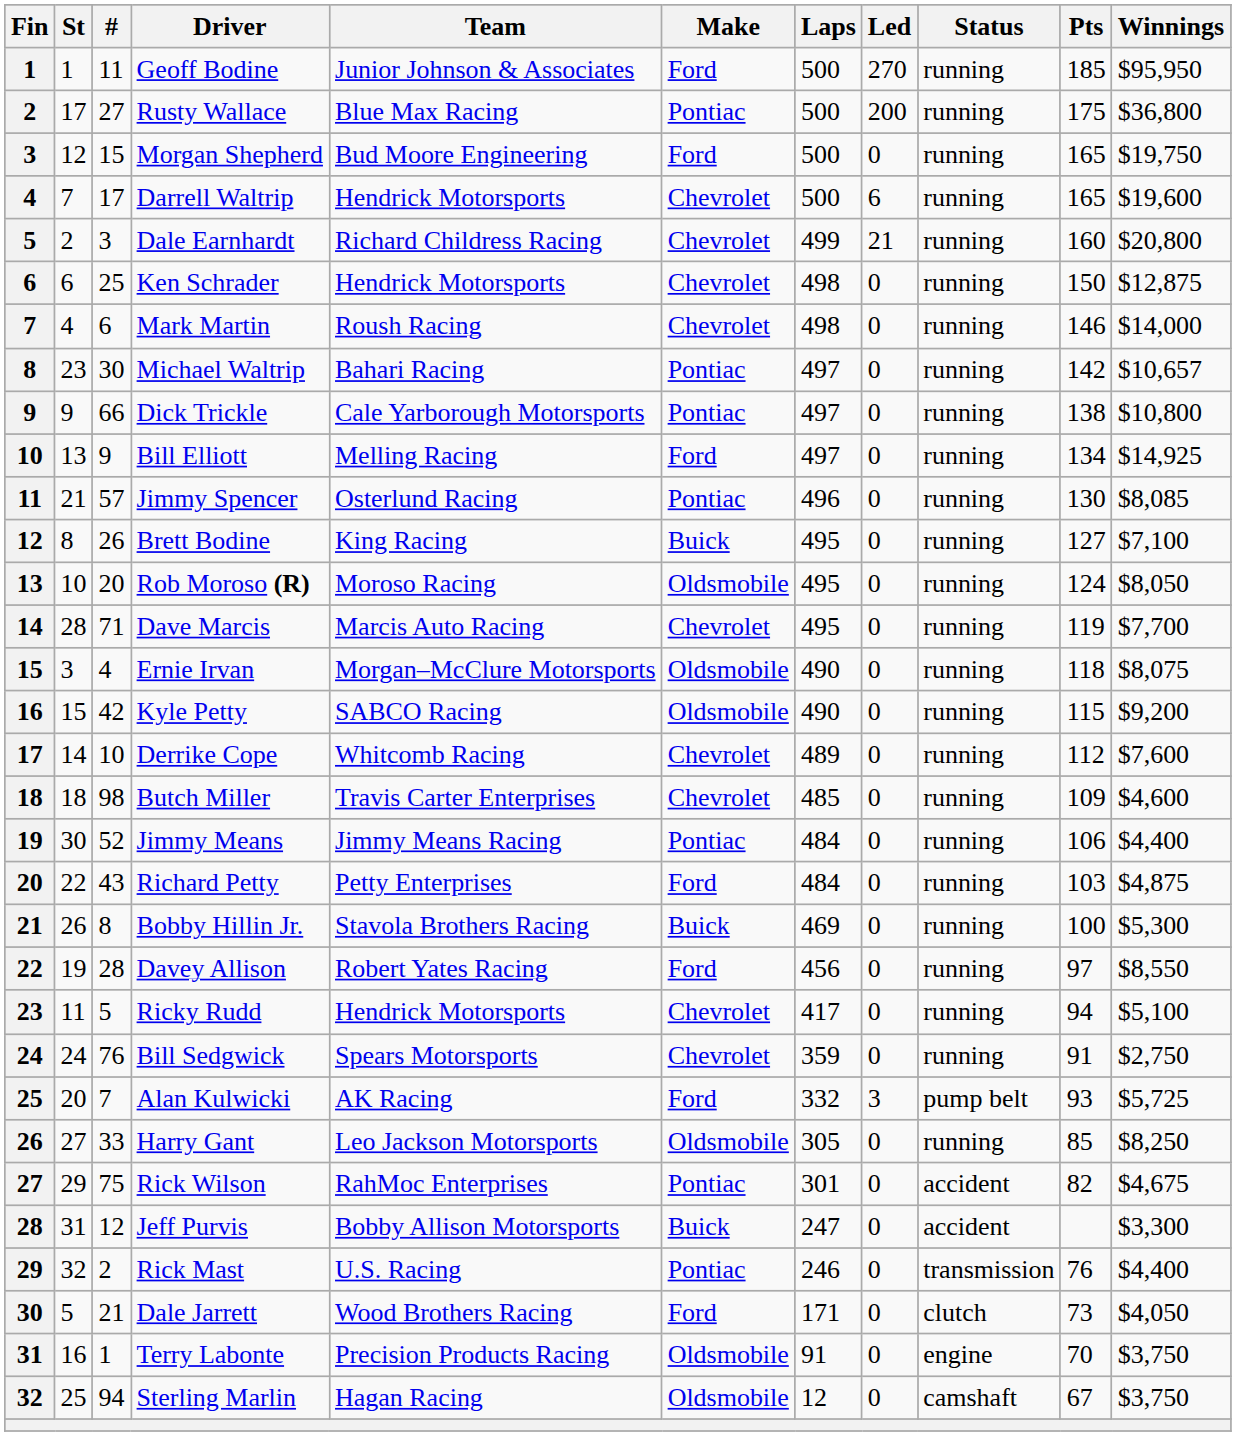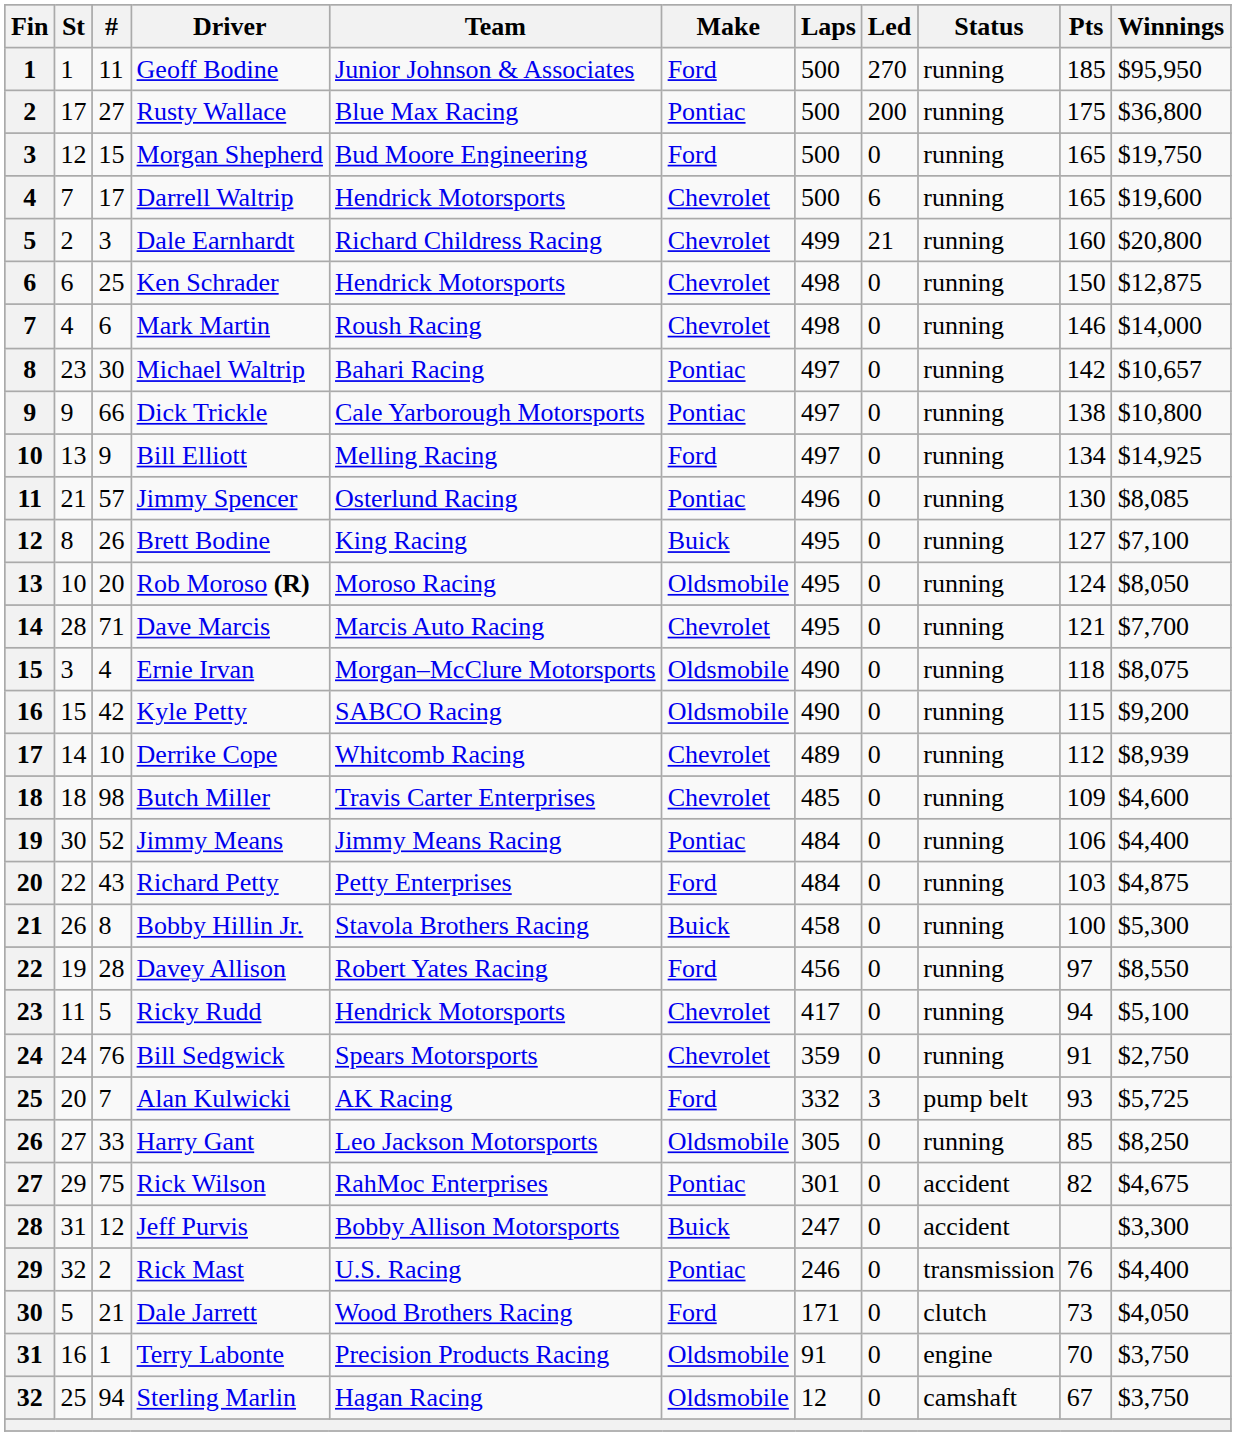(1086, 626) 119 -> (1086, 626) 121
(1153, 754) $7,600 -> (1153, 754) $8,939
(820, 926) 469 -> (820, 926) 458
